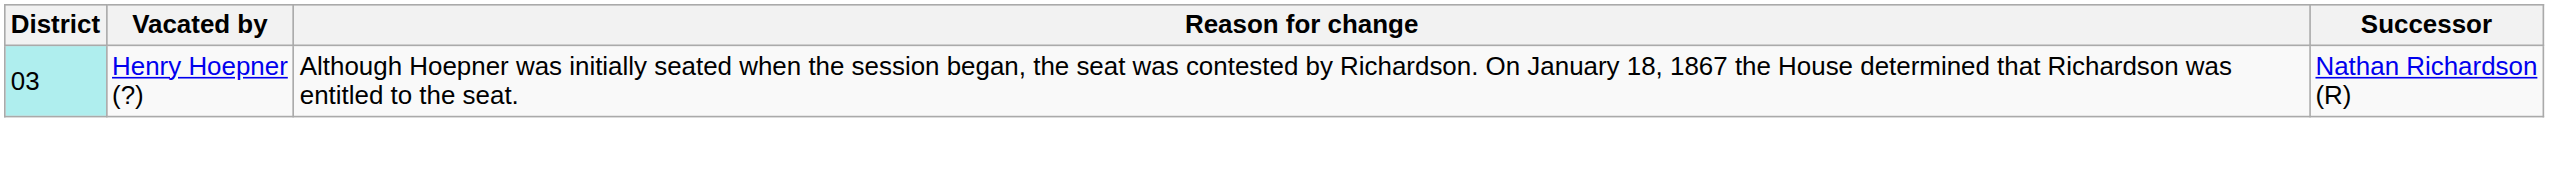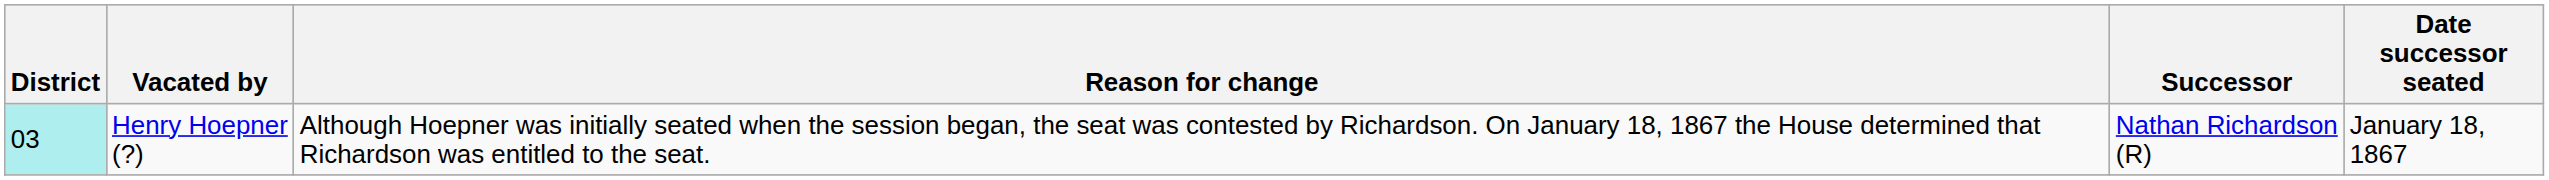+ column: (2444, 54)
